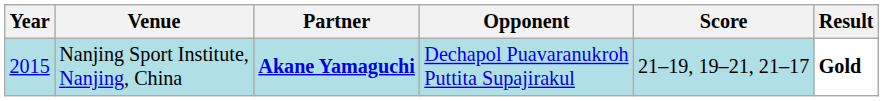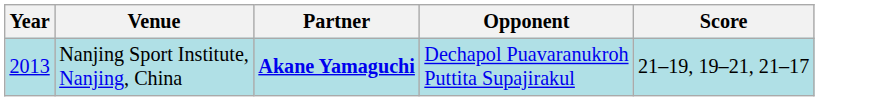- column: (846, 21)
(30, 66) 2015 -> (30, 66) 2013
